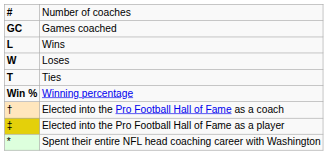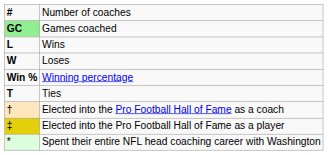(14, 28) no background -> (14, 28) lightgreen background
rows swapped: (52, 77) <-> (88, 93)
